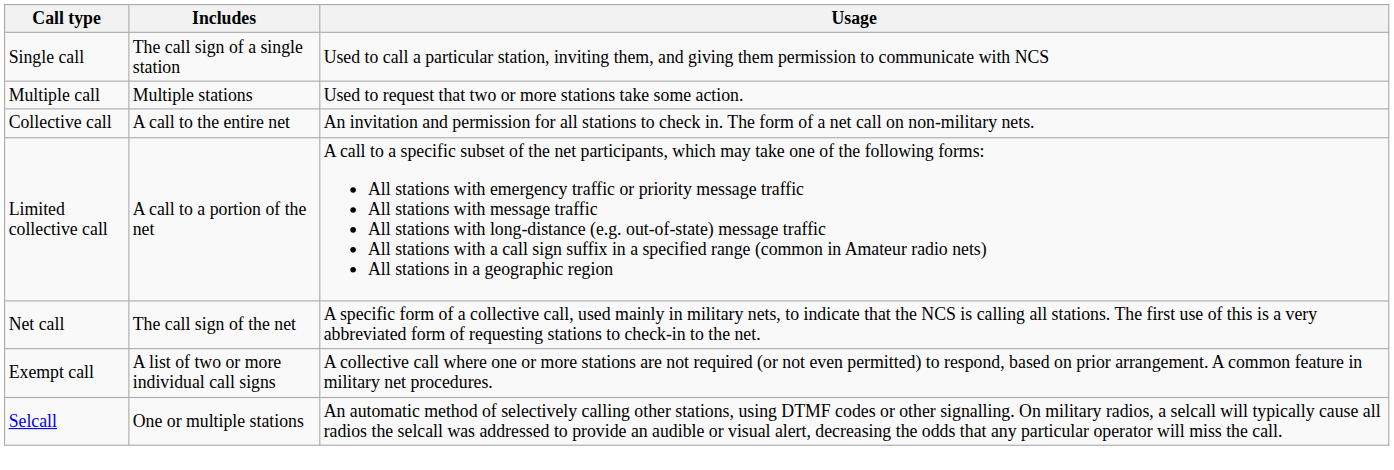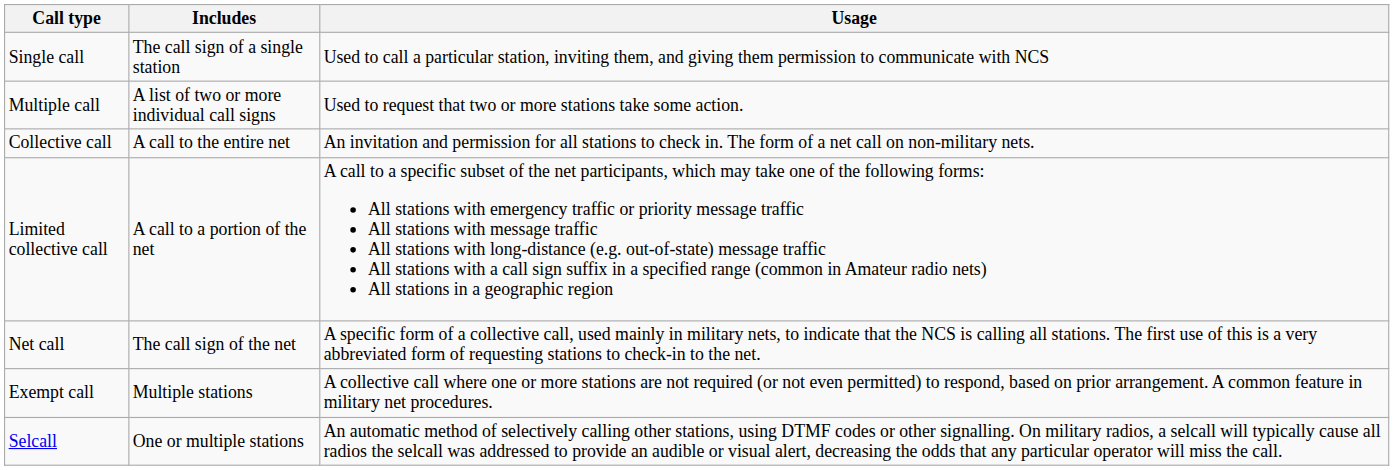(193, 94) Multiple stations -> (207, 104) A list of two or more individual call signs
(207, 372) A list of two or more individual call signs -> (193, 392) Multiple stations
